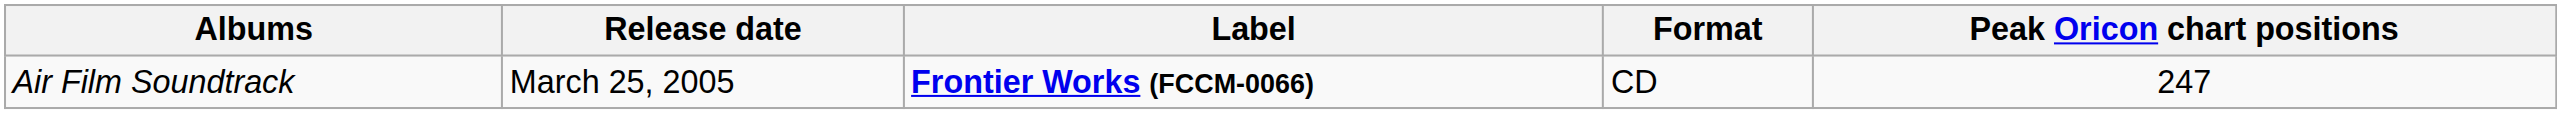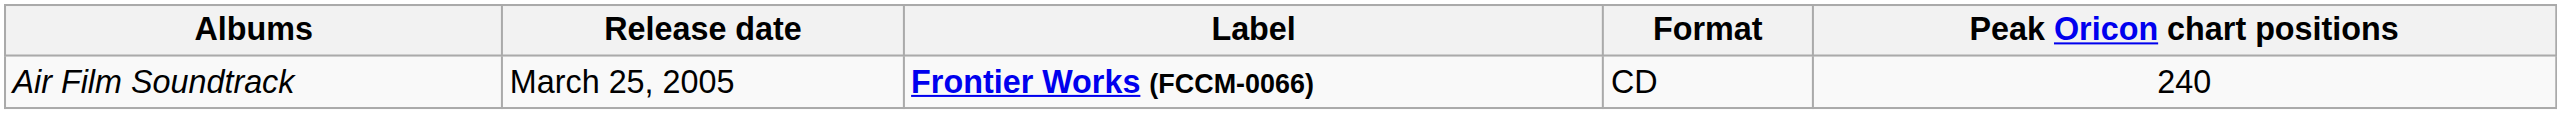(2184, 81) 247 -> (2184, 81) 240
